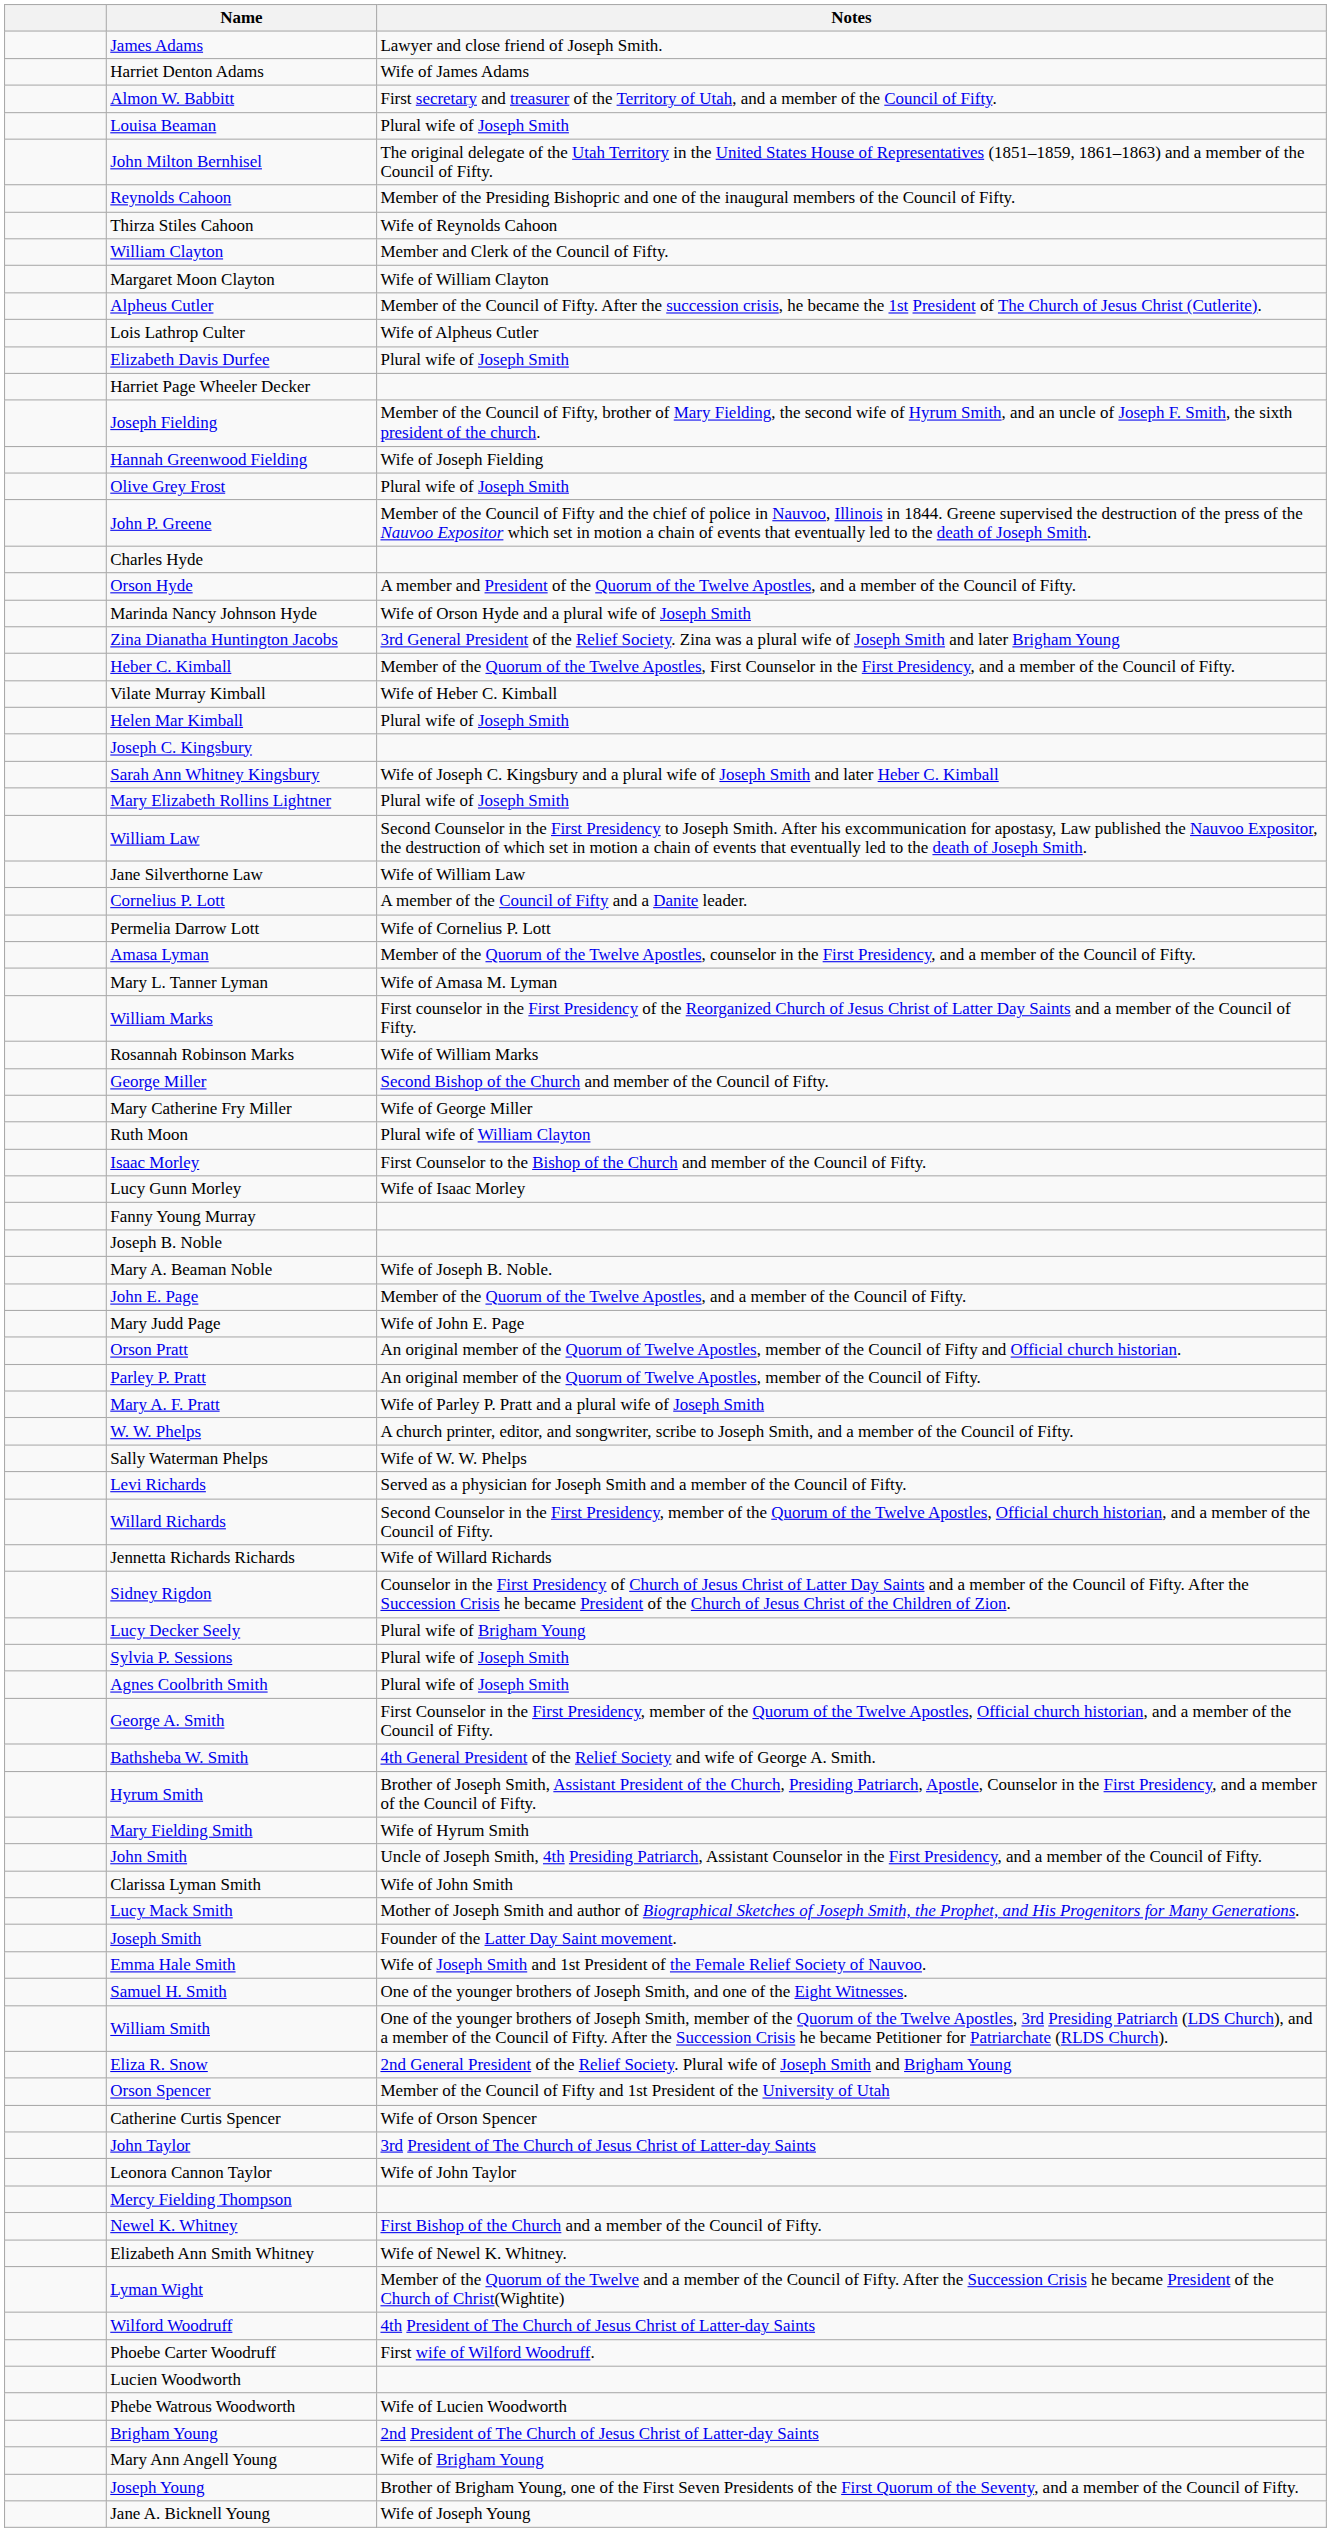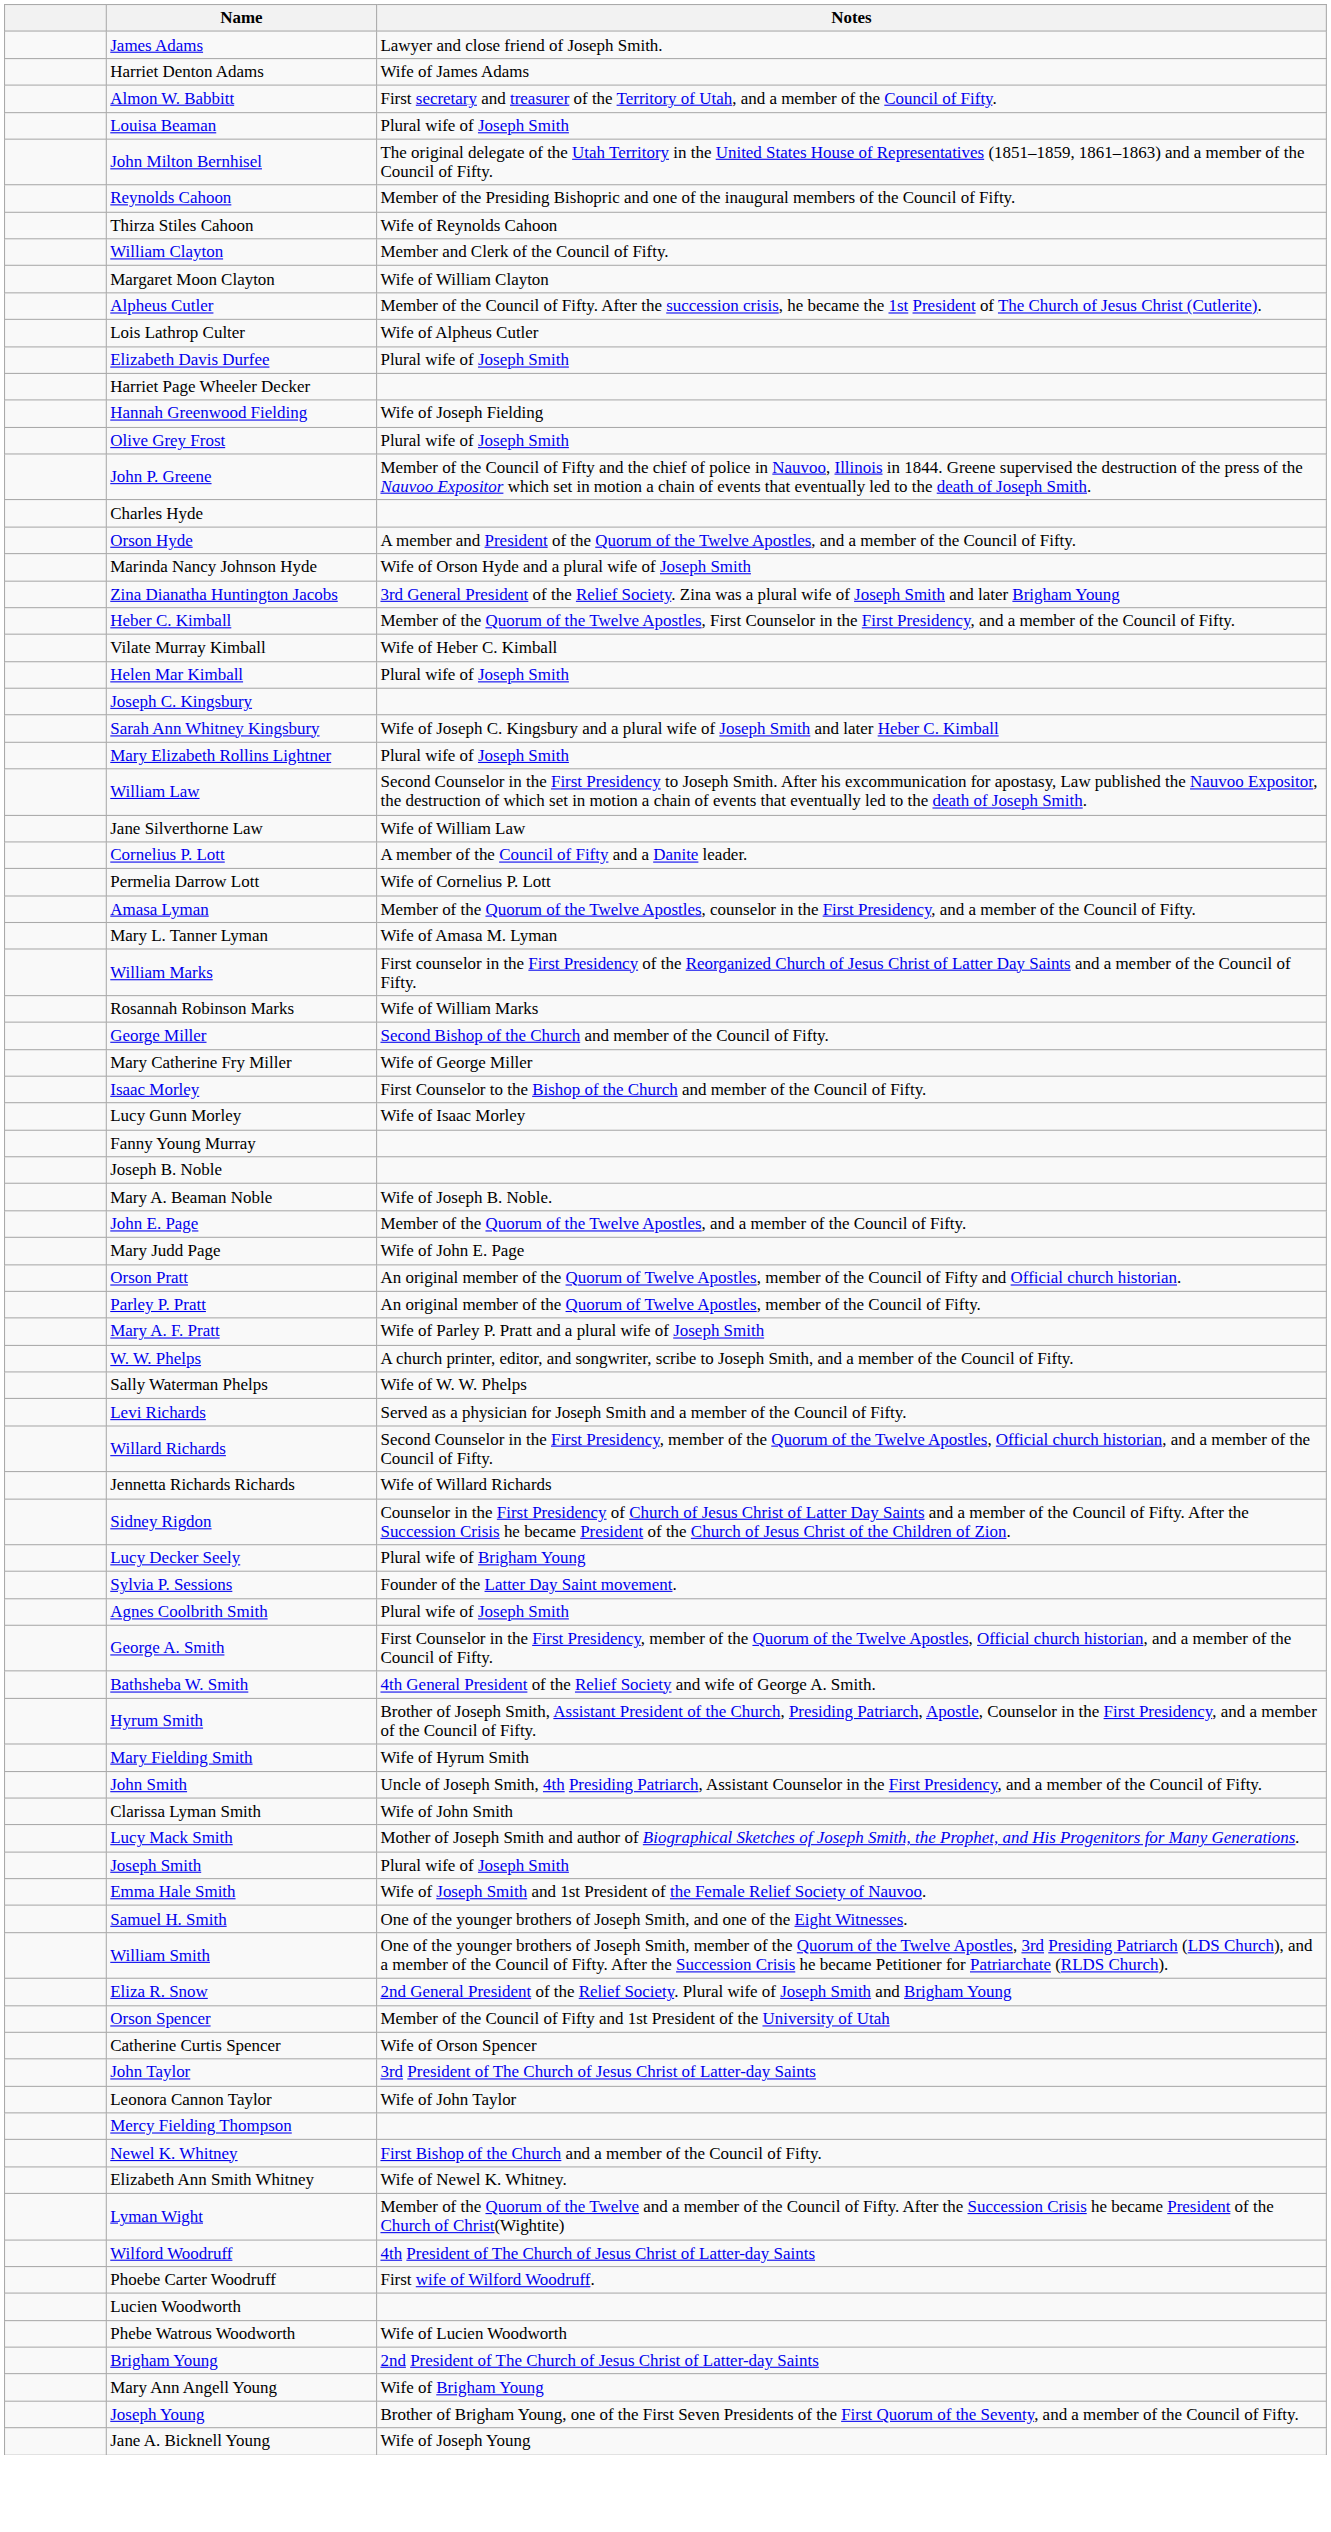- row: (164, 423)
- row: (149, 1135)
(475, 1657) Plural wife of Joseph Smith -> (529, 1584) Founder of the Latter Day Saint movement.
(529, 1938) Founder of the Latter Day Saint movement. -> (475, 1865) Plural wife of Joseph Smith
